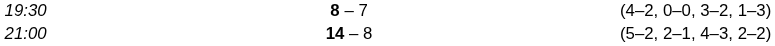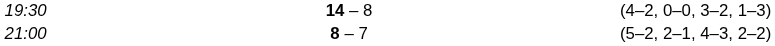(349, 10) 8 – 7 -> (349, 10) 14 – 8
(349, 33) 14 – 8 -> (349, 33) 8 – 7
